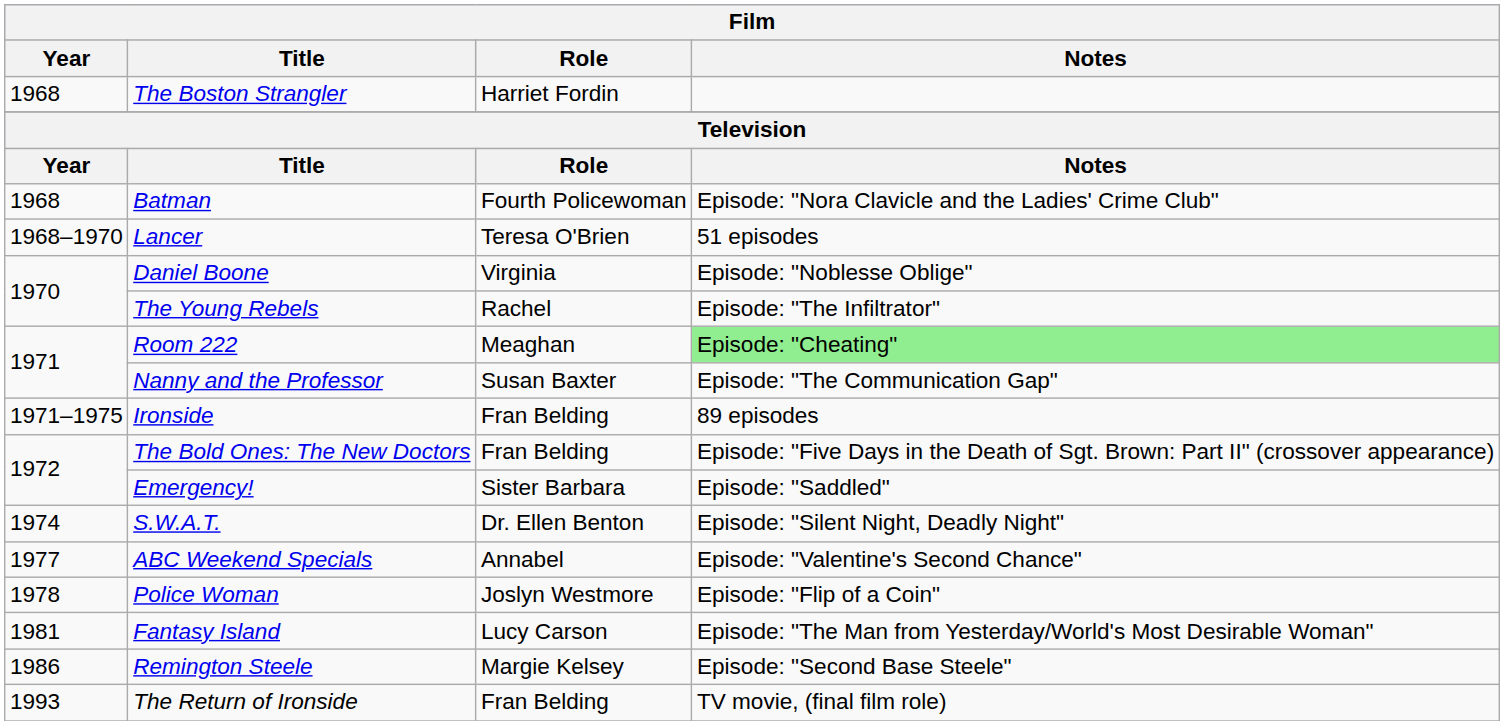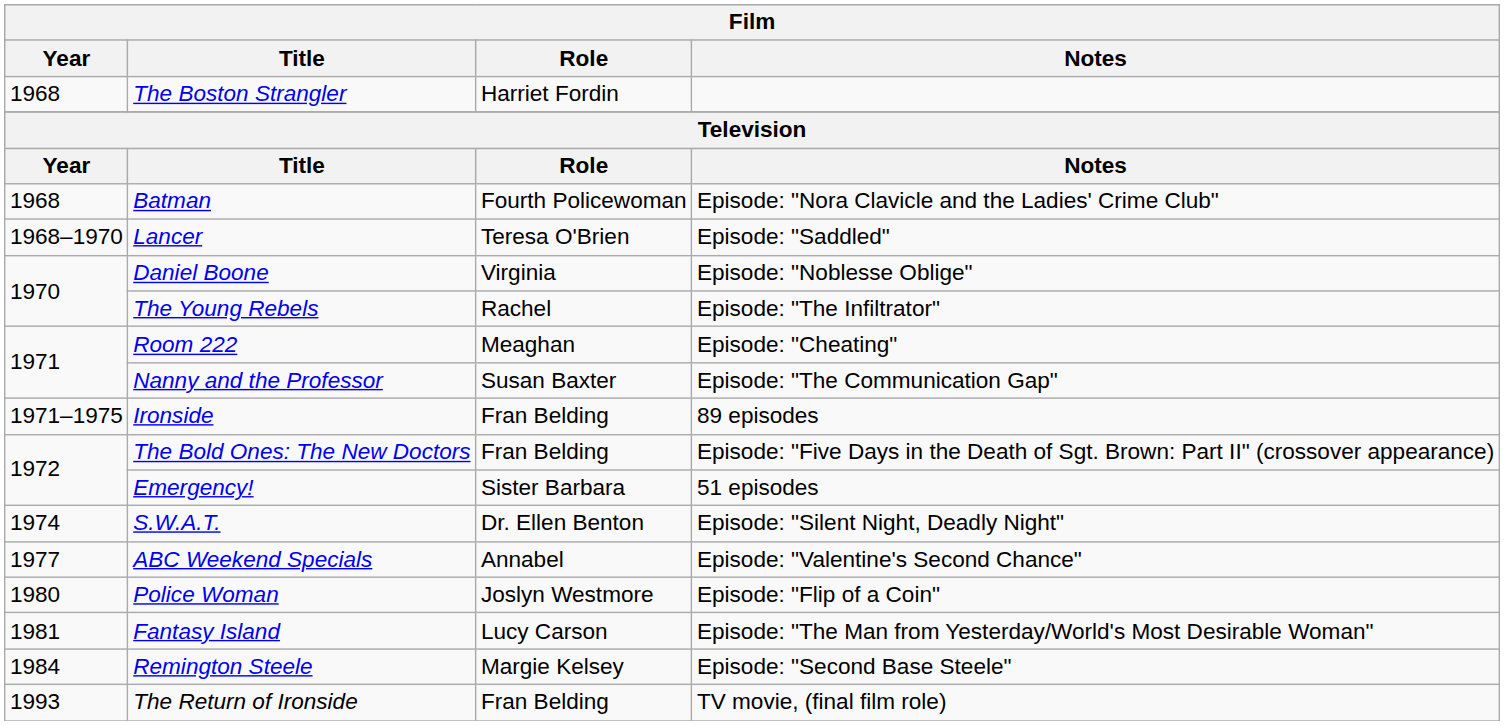(758, 237) 51 episodes -> (793, 237) Episode: "Saddled"
(797, 344) lightgreen background -> (797, 344) no background
(793, 487) Episode: "Saddled" -> (758, 487) 51 episodes
(35, 594) 1978 -> (35, 594) 1980
(35, 666) 1986 -> (35, 666) 1984
